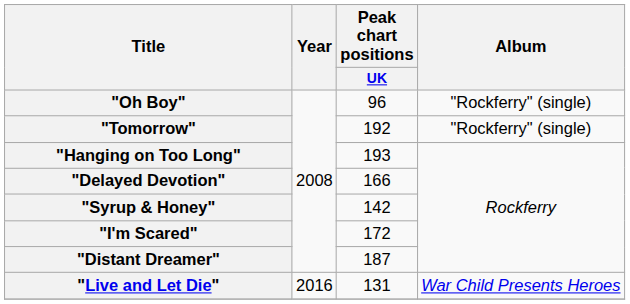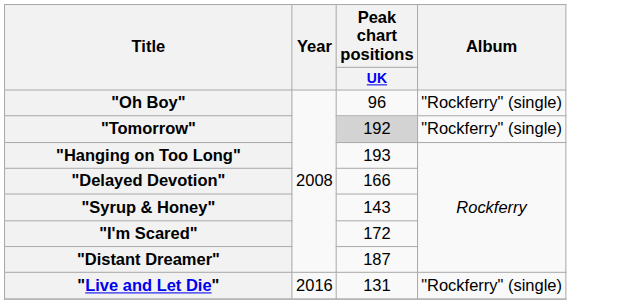(377, 129) no background -> (377, 129) lightgrey background
(377, 207) 142 -> (377, 207) 143
(521, 285) War Child Presents Heroes -> (492, 285) "Rockferry" (single)
